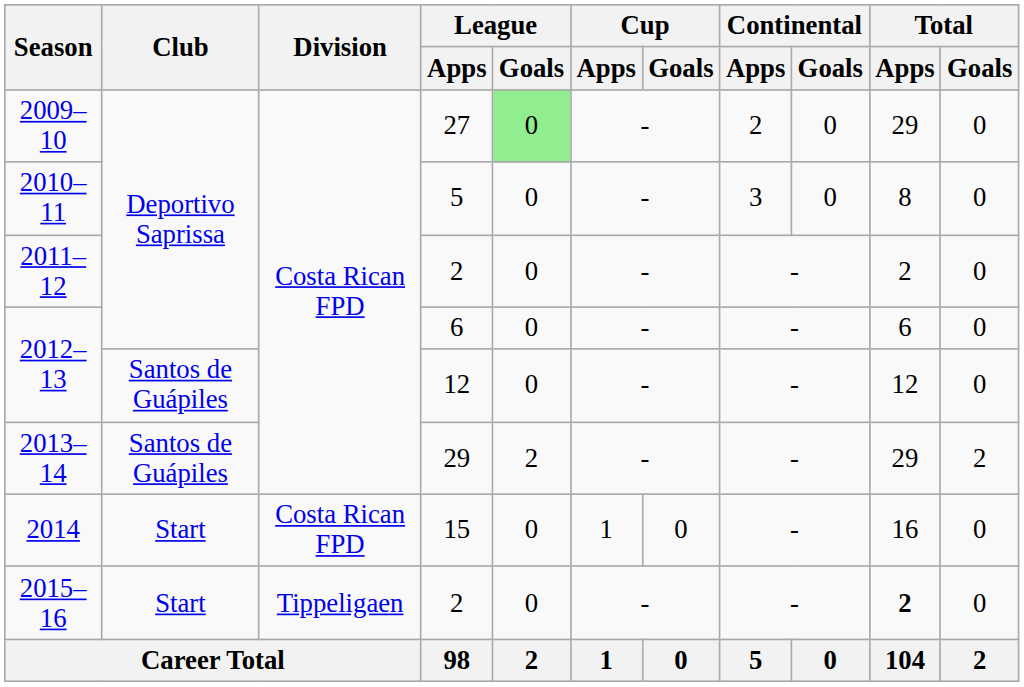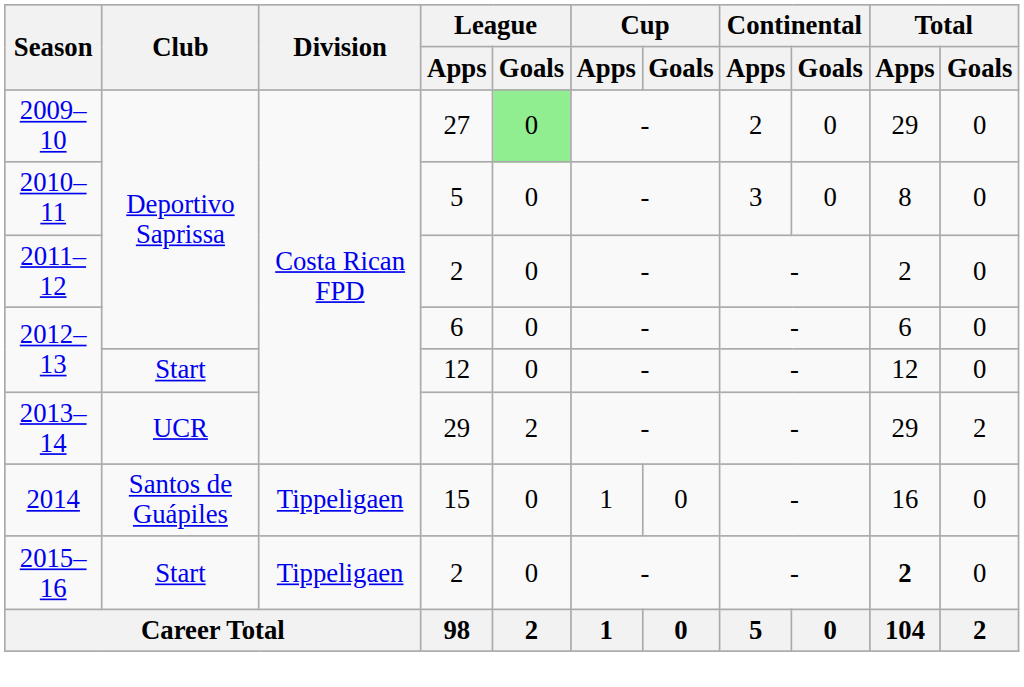(180, 385) Santos de Guápiles -> (180, 370) Start
(180, 457) Santos de Guápiles -> (180, 427) UCR
(180, 530) Start -> (180, 499) Santos de Guápiles
(340, 530) Costa Rican FPD -> (340, 499) Tippeligaen
